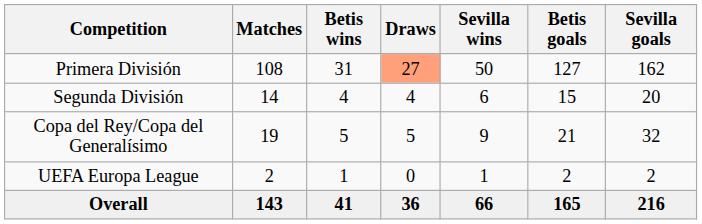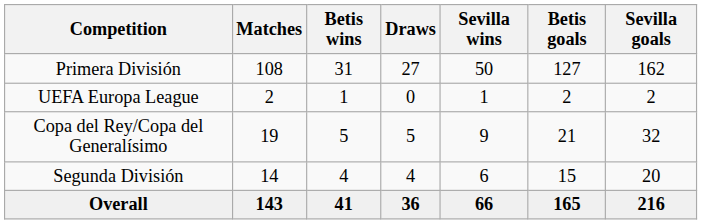(411, 68) lightsalmon background -> (411, 68) no background
rows swapped: (118, 97) <-> (118, 175)
